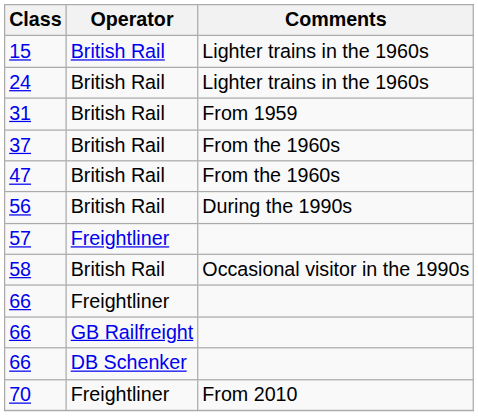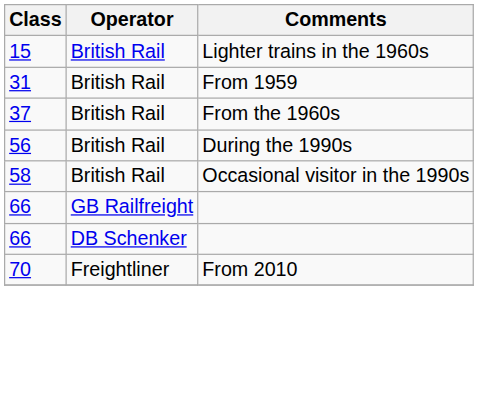- row: (20, 82)
- row: (20, 176)
- row: (20, 238)
- row: (20, 301)
